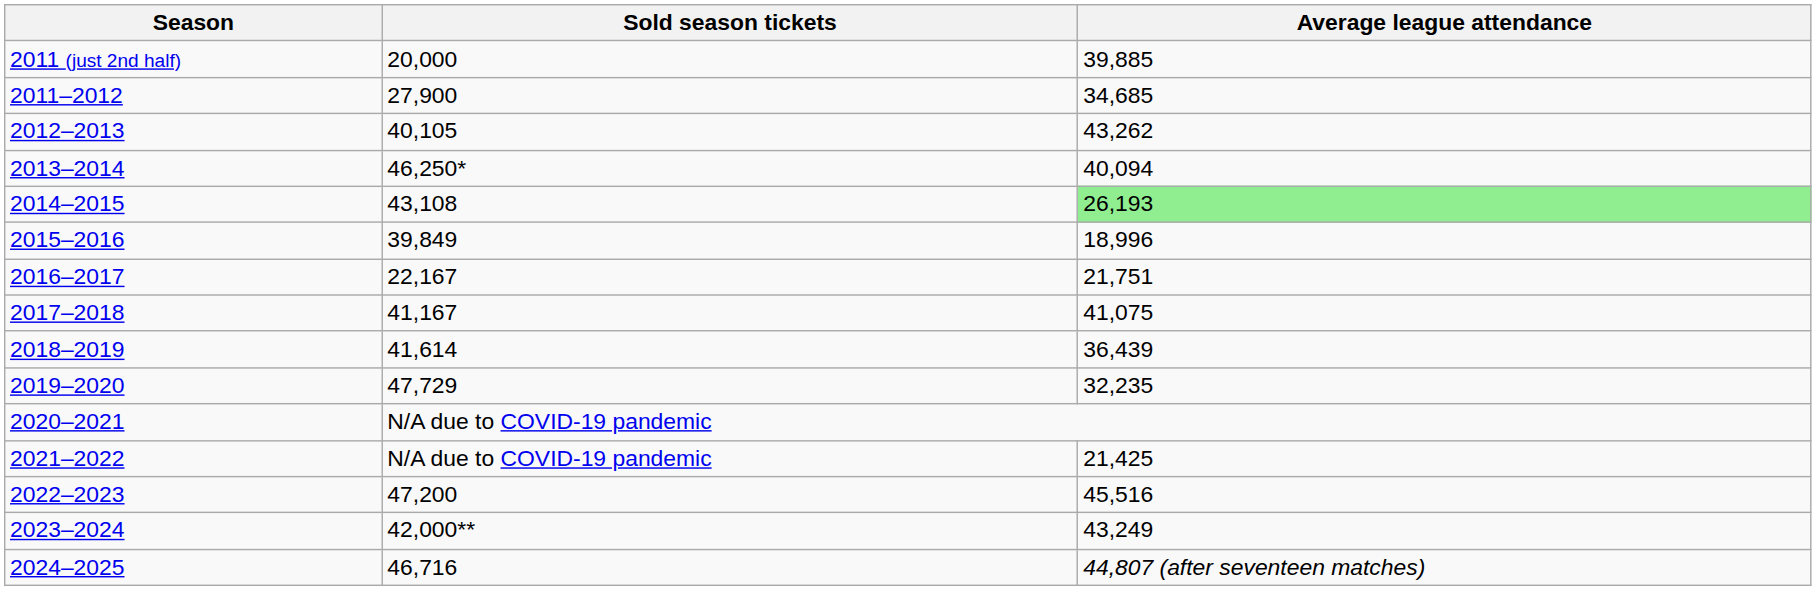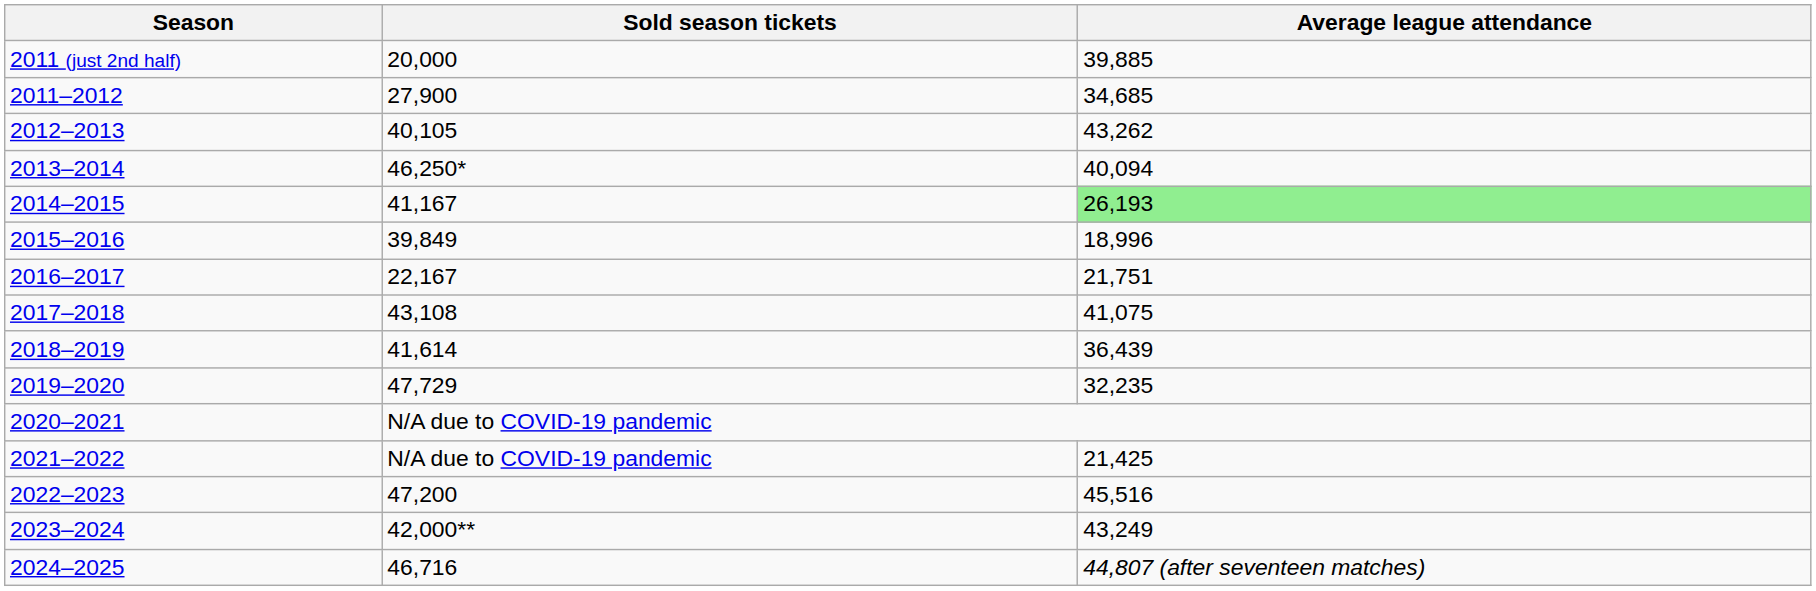(422, 204) 43,108 -> (422, 204) 41,167
(422, 312) 41,167 -> (422, 312) 43,108
